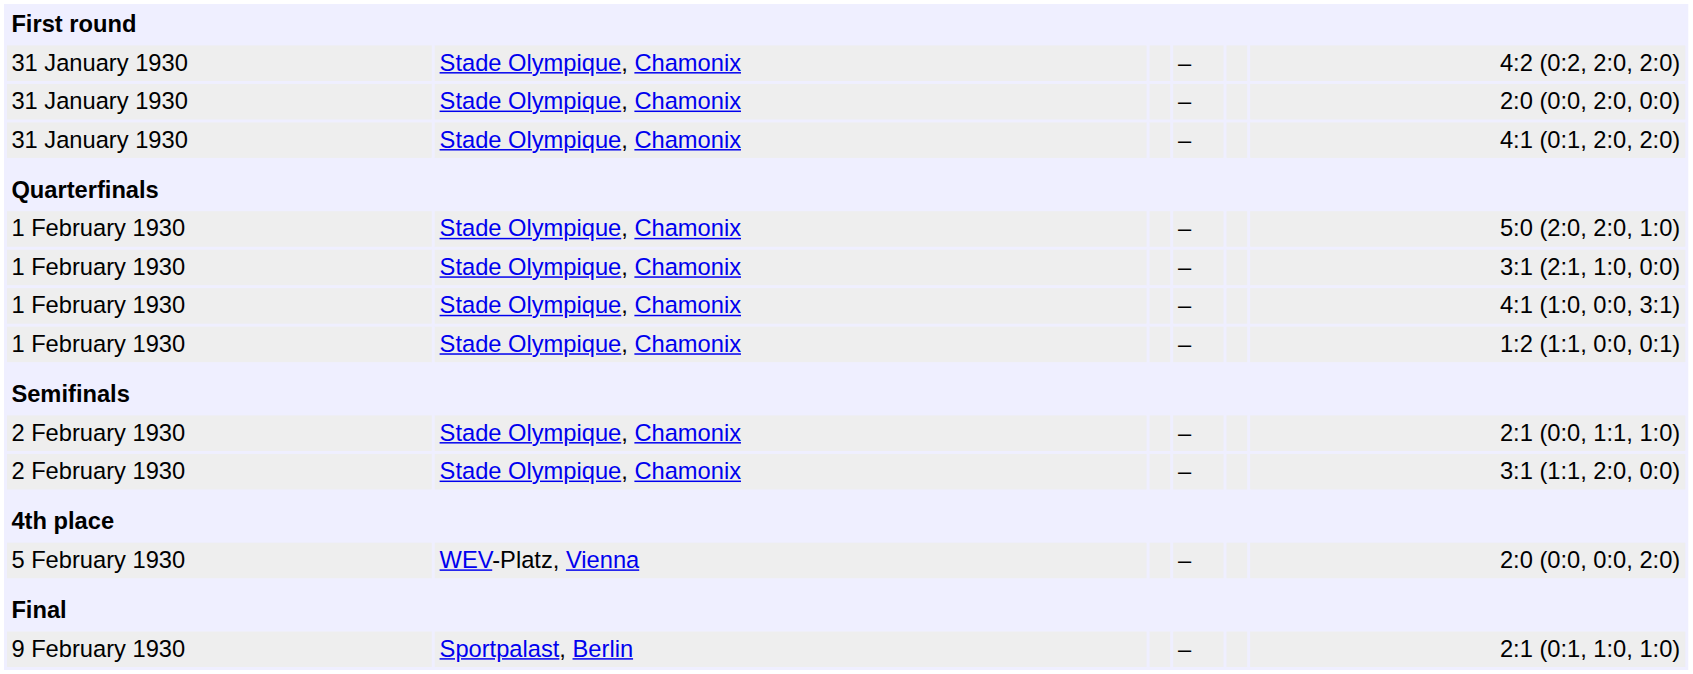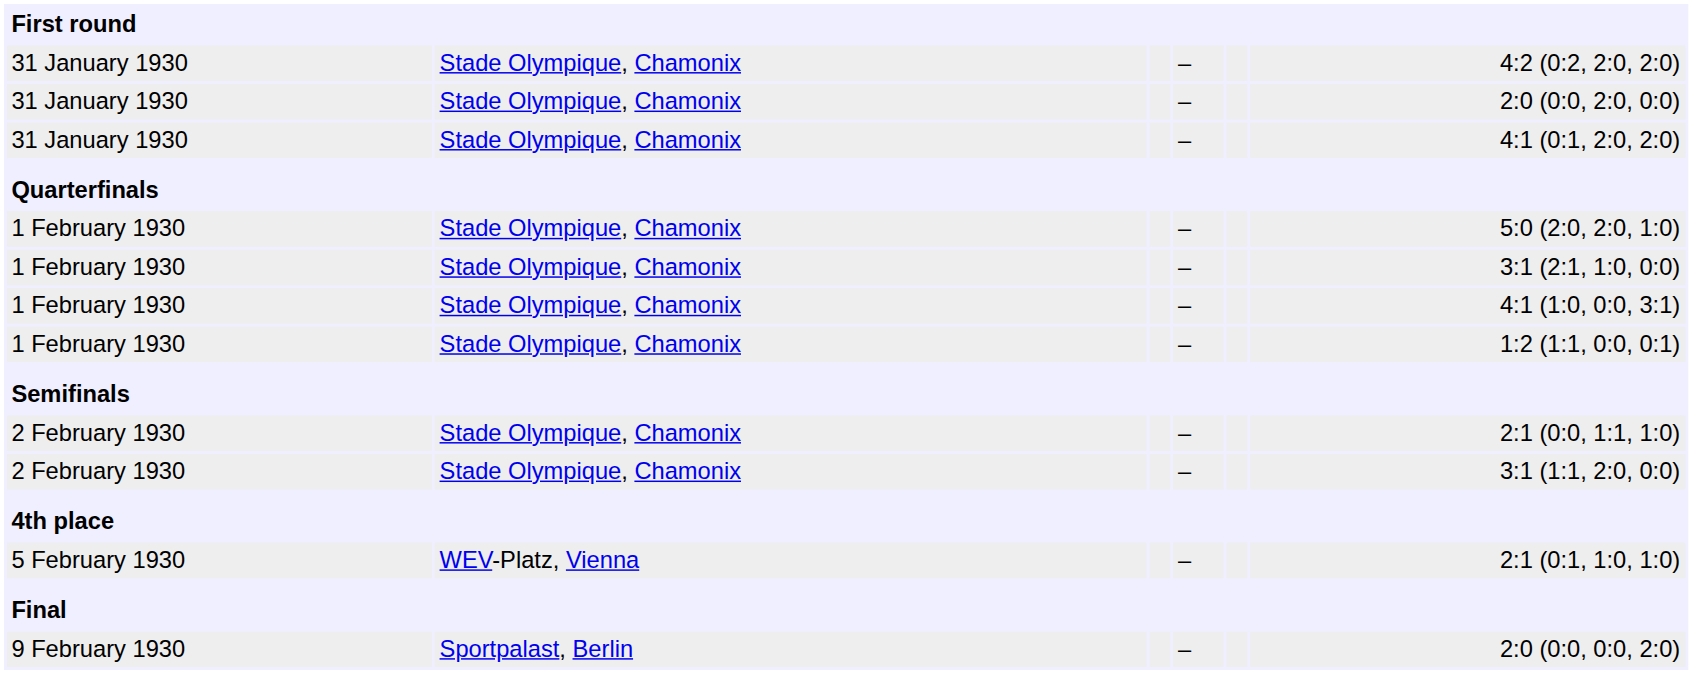(1590, 560) 2:0 (0:0, 0:0, 2:0) -> (1590, 560) 2:1 (0:1, 1:0, 1:0)
(1590, 649) 2:1 (0:1, 1:0, 1:0) -> (1590, 649) 2:0 (0:0, 0:0, 2:0)
